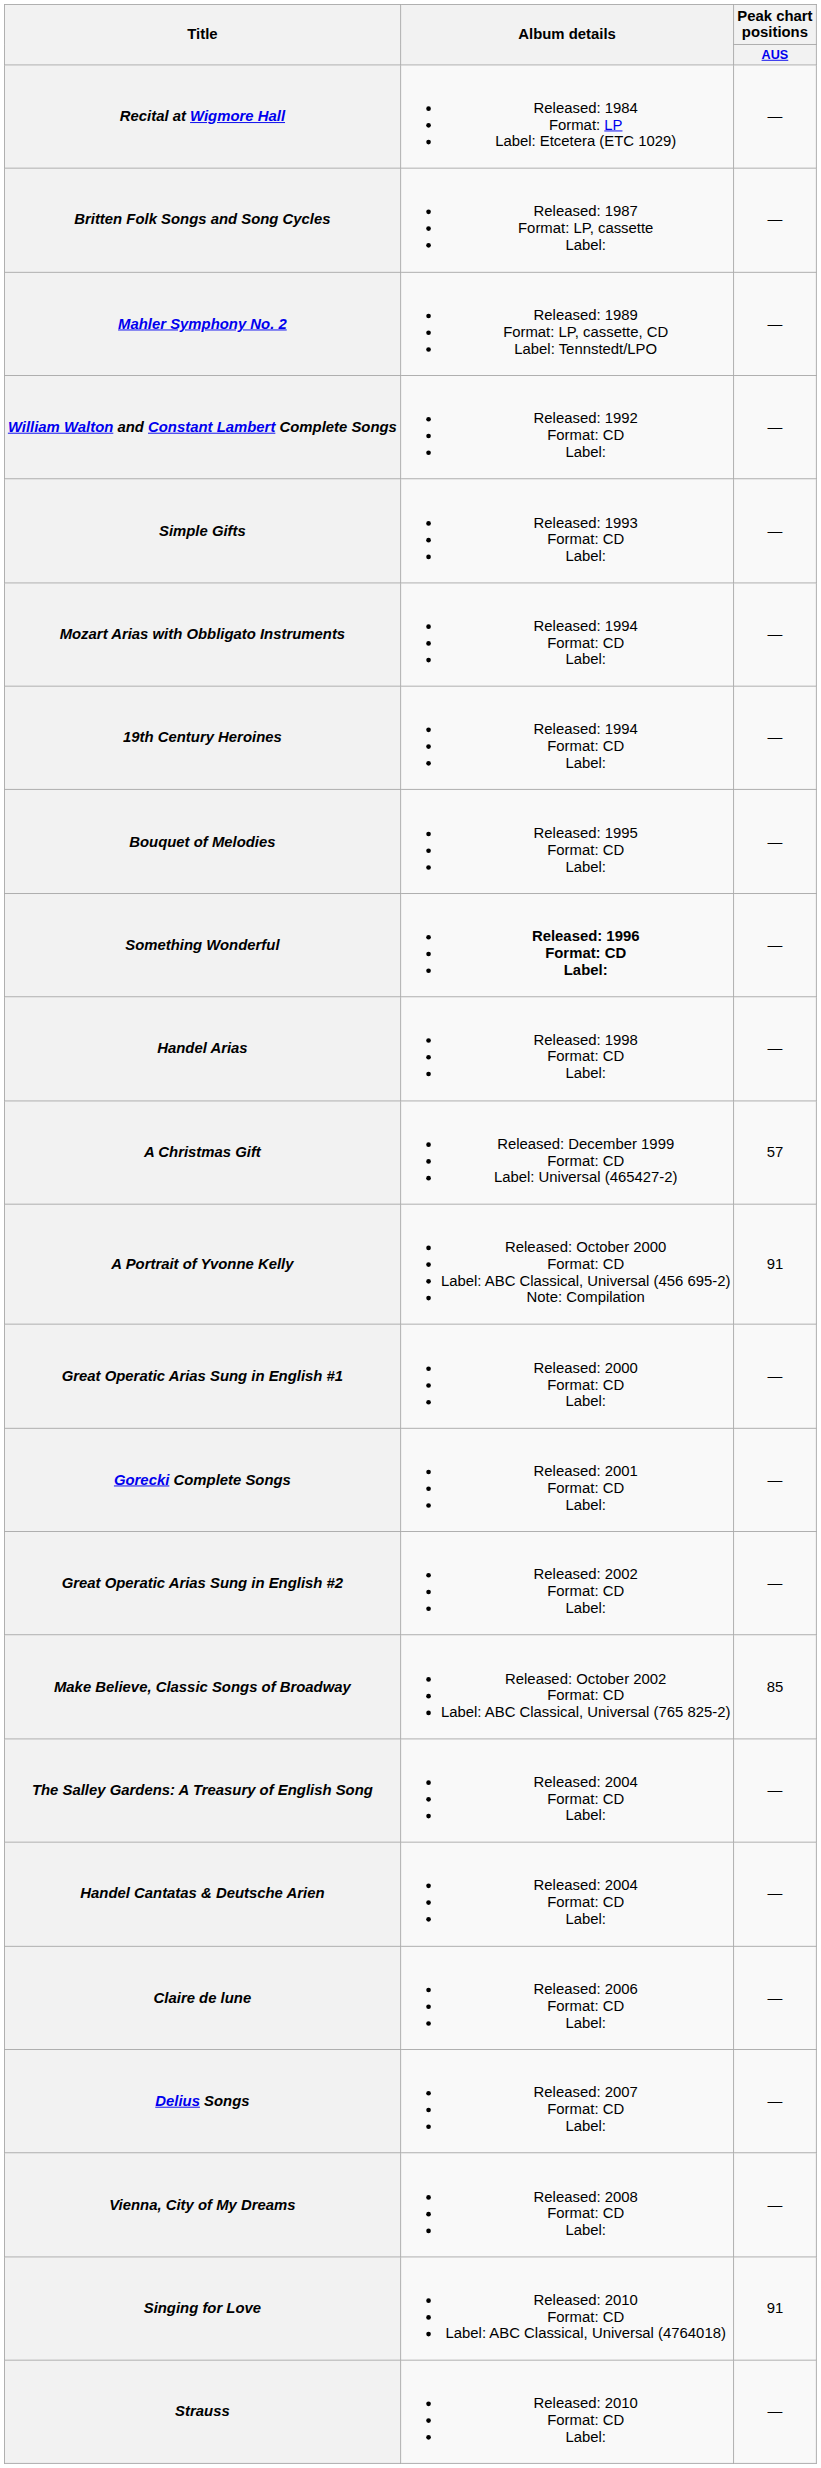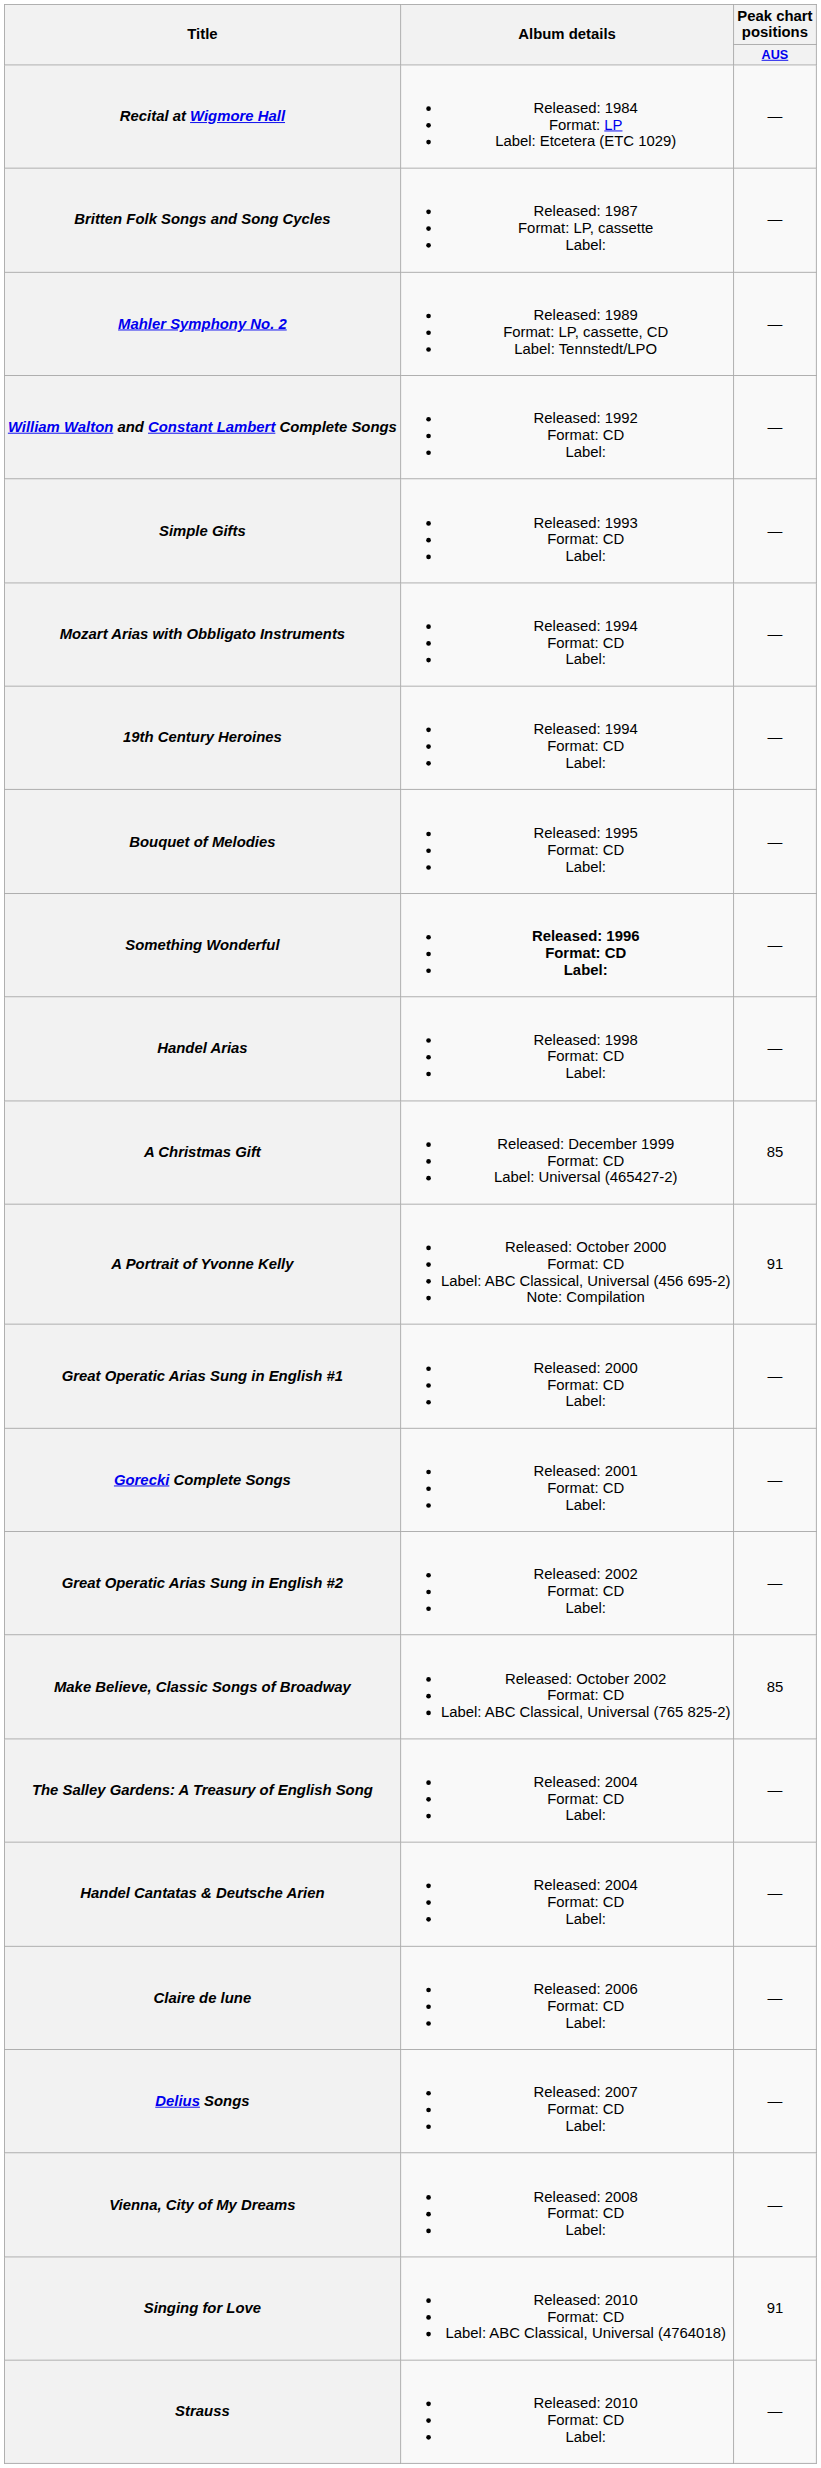(775, 1152) 57 -> (775, 1152) 85
